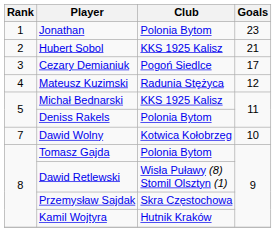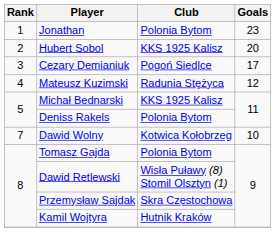(253, 48) 21 -> (253, 48) 20
